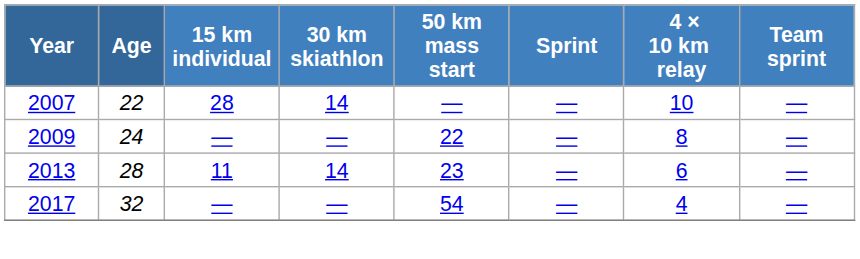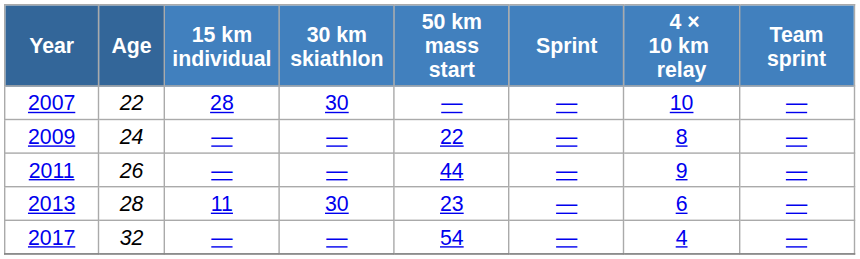(337, 103) 14 -> (337, 103) 30
+ row: (52, 170)
(337, 170) 14 -> (337, 204) 30
